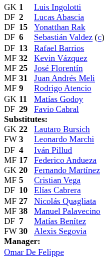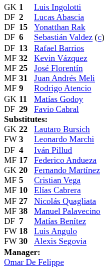(10, 190) DF -> (10, 190) MF
+ row: (55, 231)
